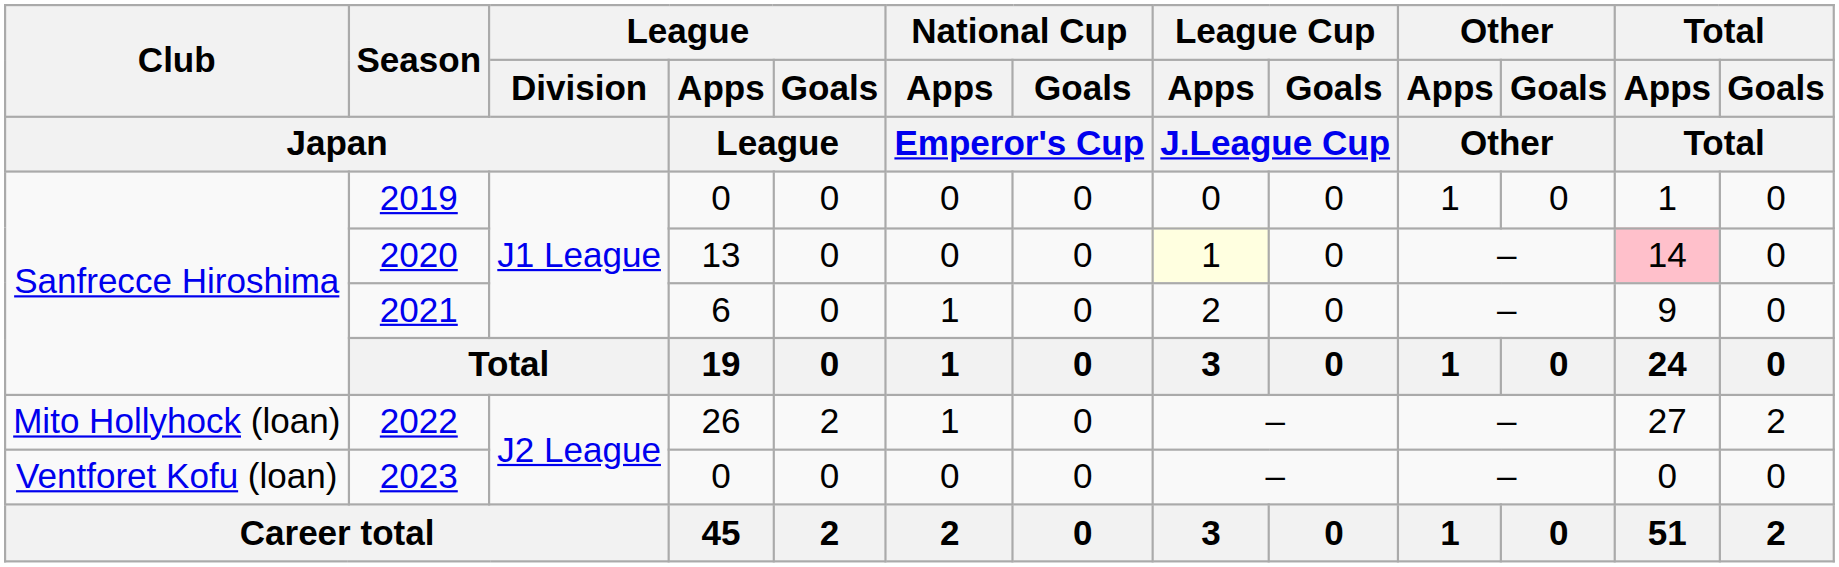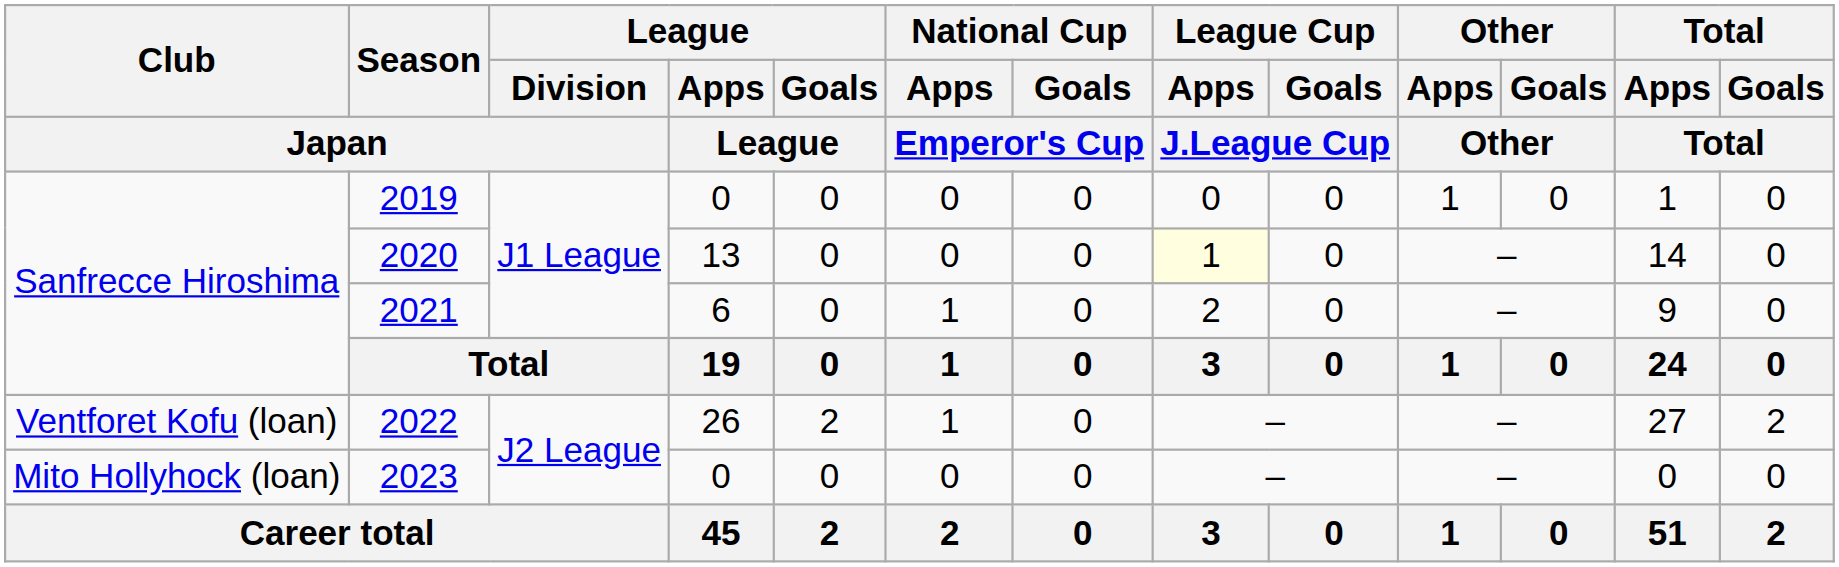(1667, 254) pink background -> (1667, 254) no background
(177, 421) Mito Hollyhock (loan) -> (177, 421) Ventforet Kofu (loan)
(177, 476) Ventforet Kofu (loan) -> (177, 476) Mito Hollyhock (loan)
